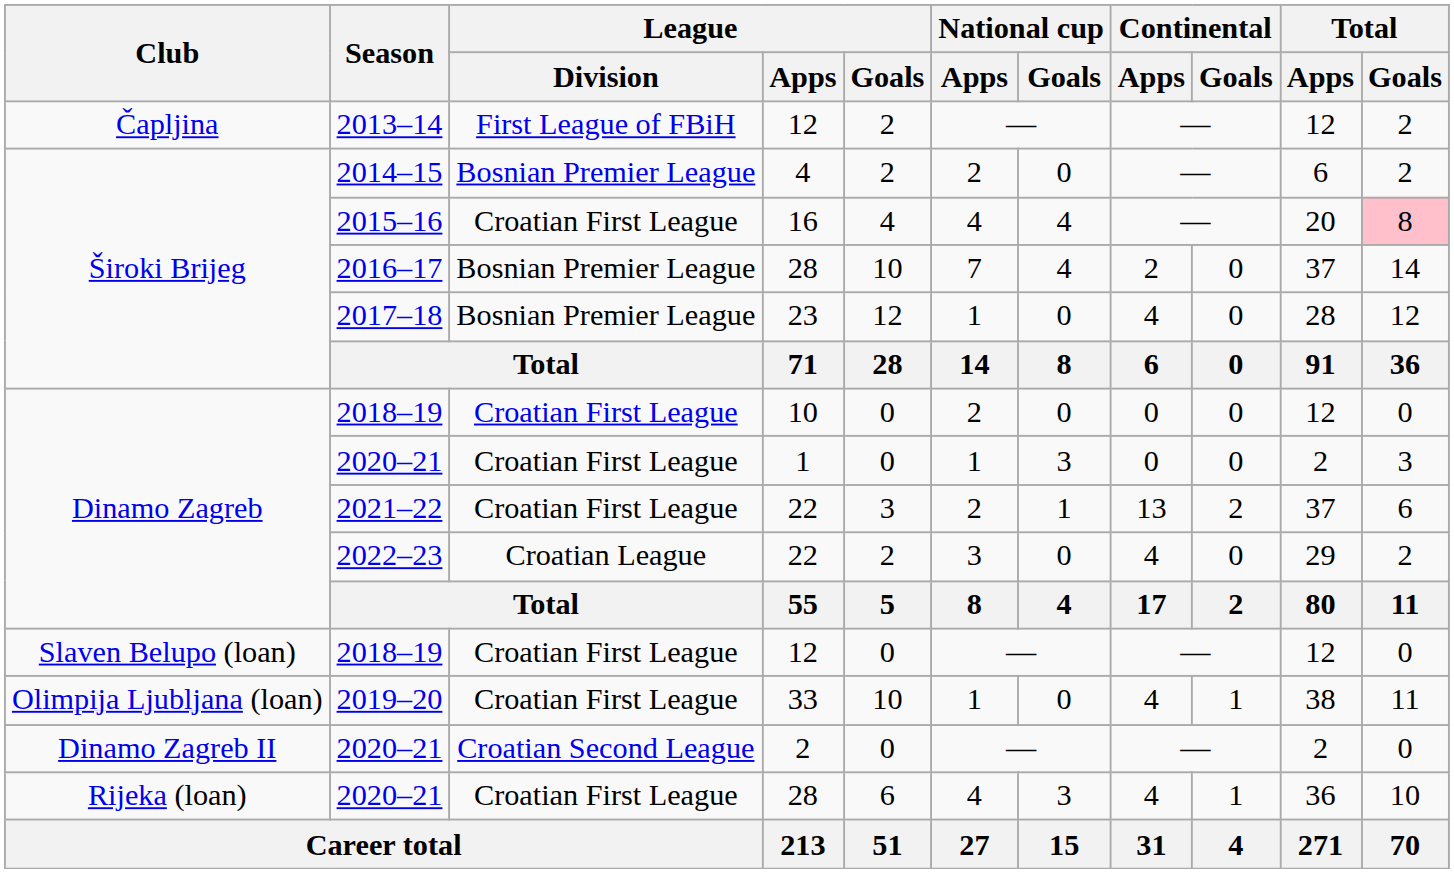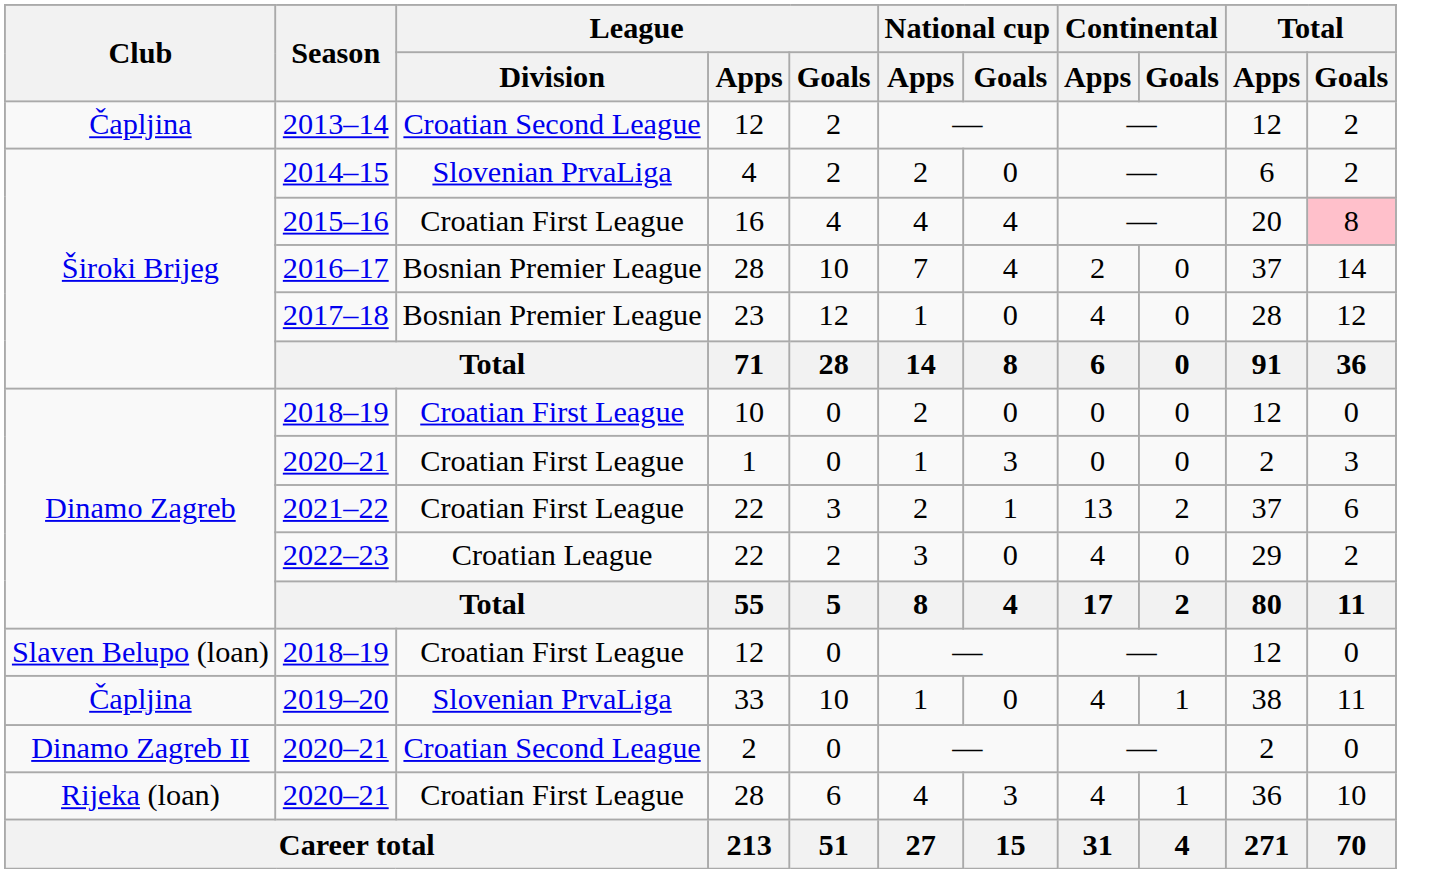(606, 124) First League of FBiH -> (552, 124) Croatian Second League
(606, 172) Bosnian Premier League -> (552, 172) Slovenian PrvaLiga
(167, 699) Olimpija Ljubljana (loan) -> (140, 699) Čapljina
(606, 699) Croatian First League -> (552, 699) Slovenian PrvaLiga
